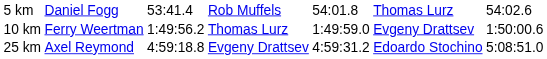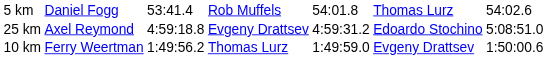rows swapped: (22, 29) <-> (22, 48)
